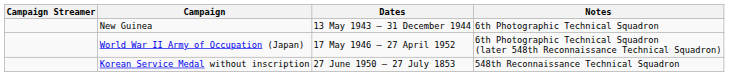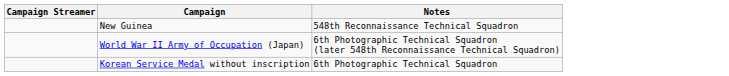- column: (392, 11)
(567, 26) 6th Photographic Technical Squadron -> (416, 26) 548th Reconnaissance Technical Squadron
(577, 64) 548th Reconnaissance Technical Squadron -> (405, 64) 6th Photographic Technical Squadron
